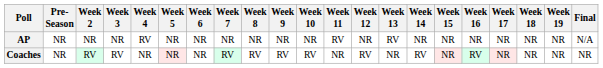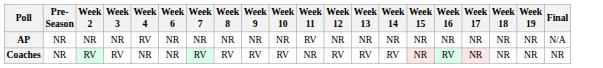- column: (173, 18)
(393, 40) RV -> (365, 40) NR
(393, 56) NR -> (365, 56) RV
